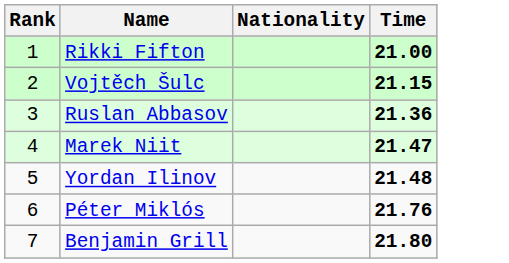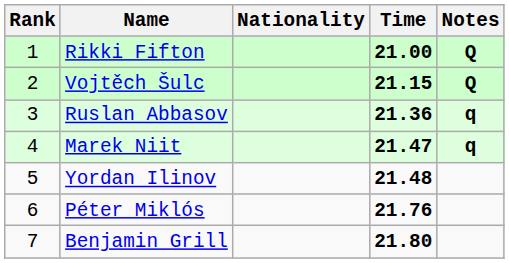+ column: (471, 21)
